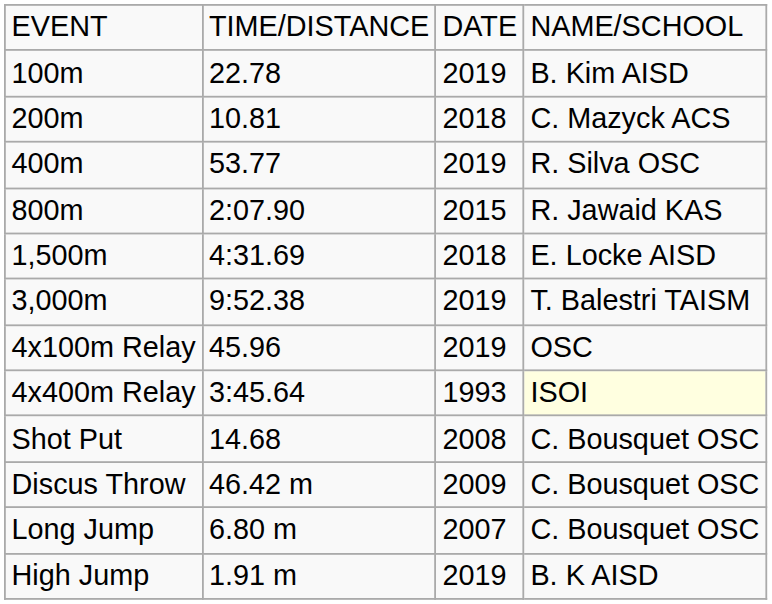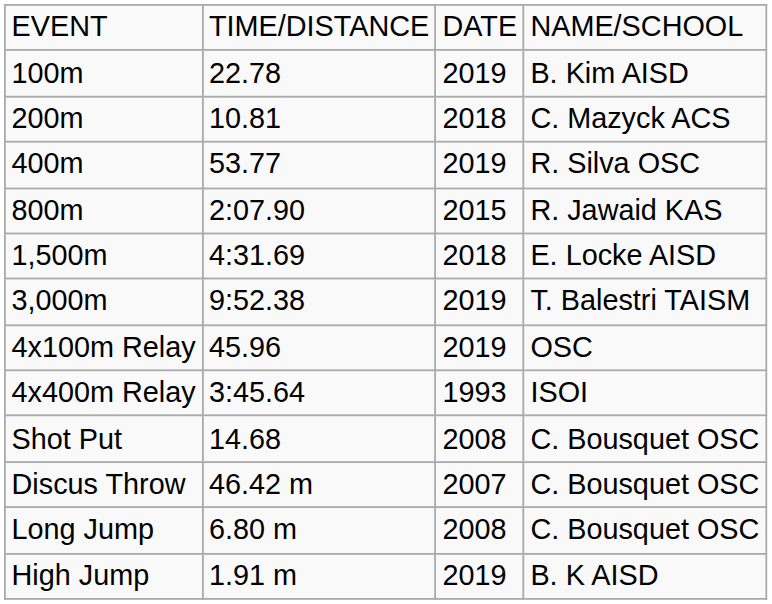(559, 392) lightyellow background -> (559, 392) no background
(475, 484) 2009 -> (475, 484) 2007
(475, 529) 2007 -> (475, 529) 2008
